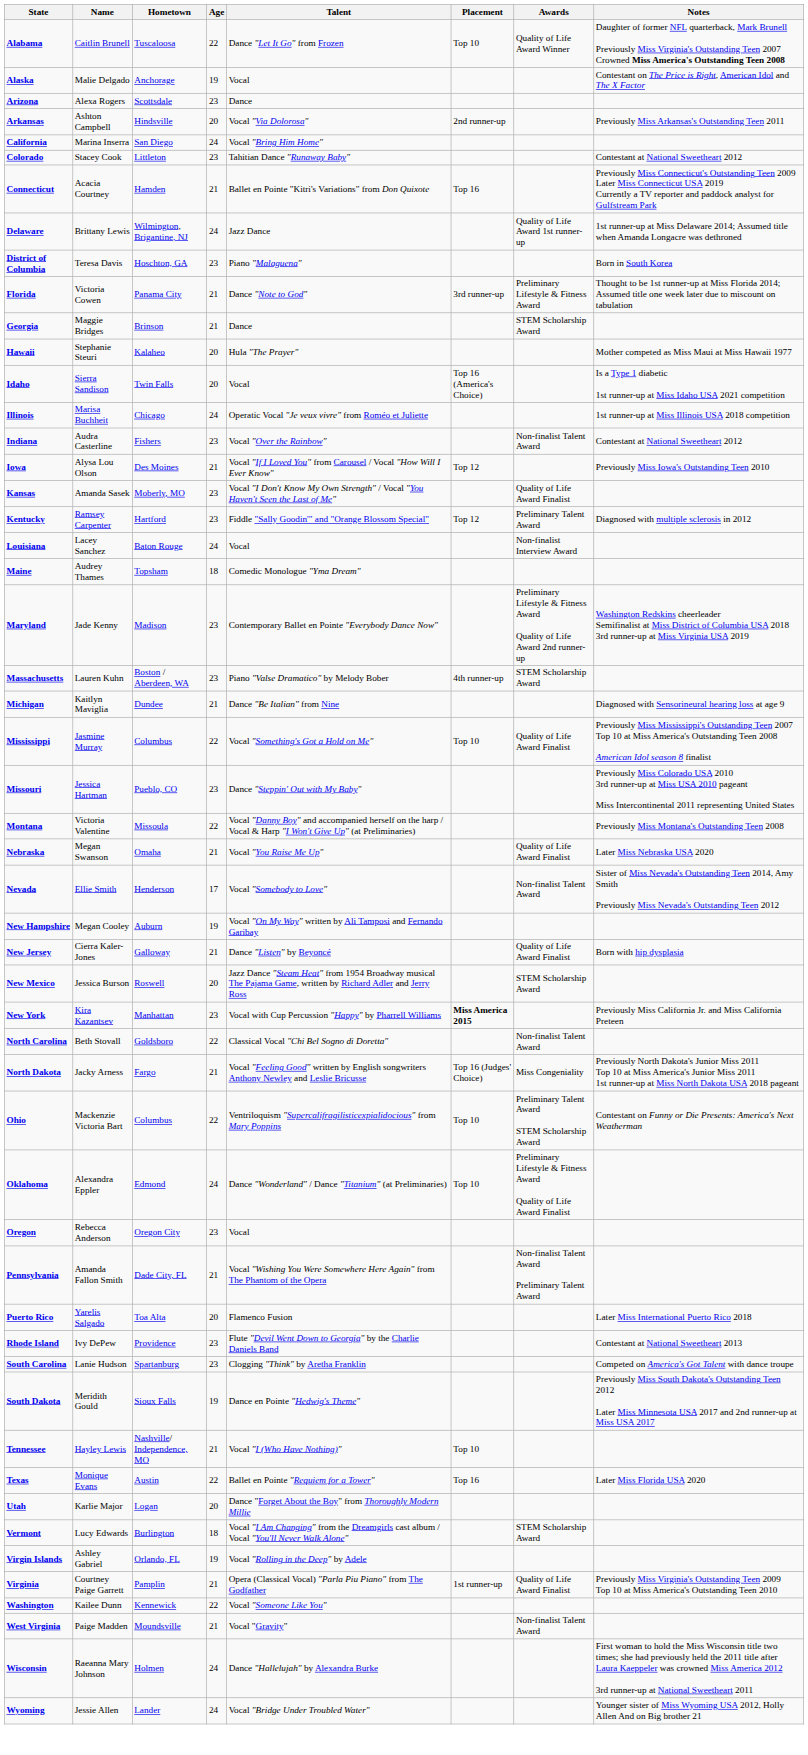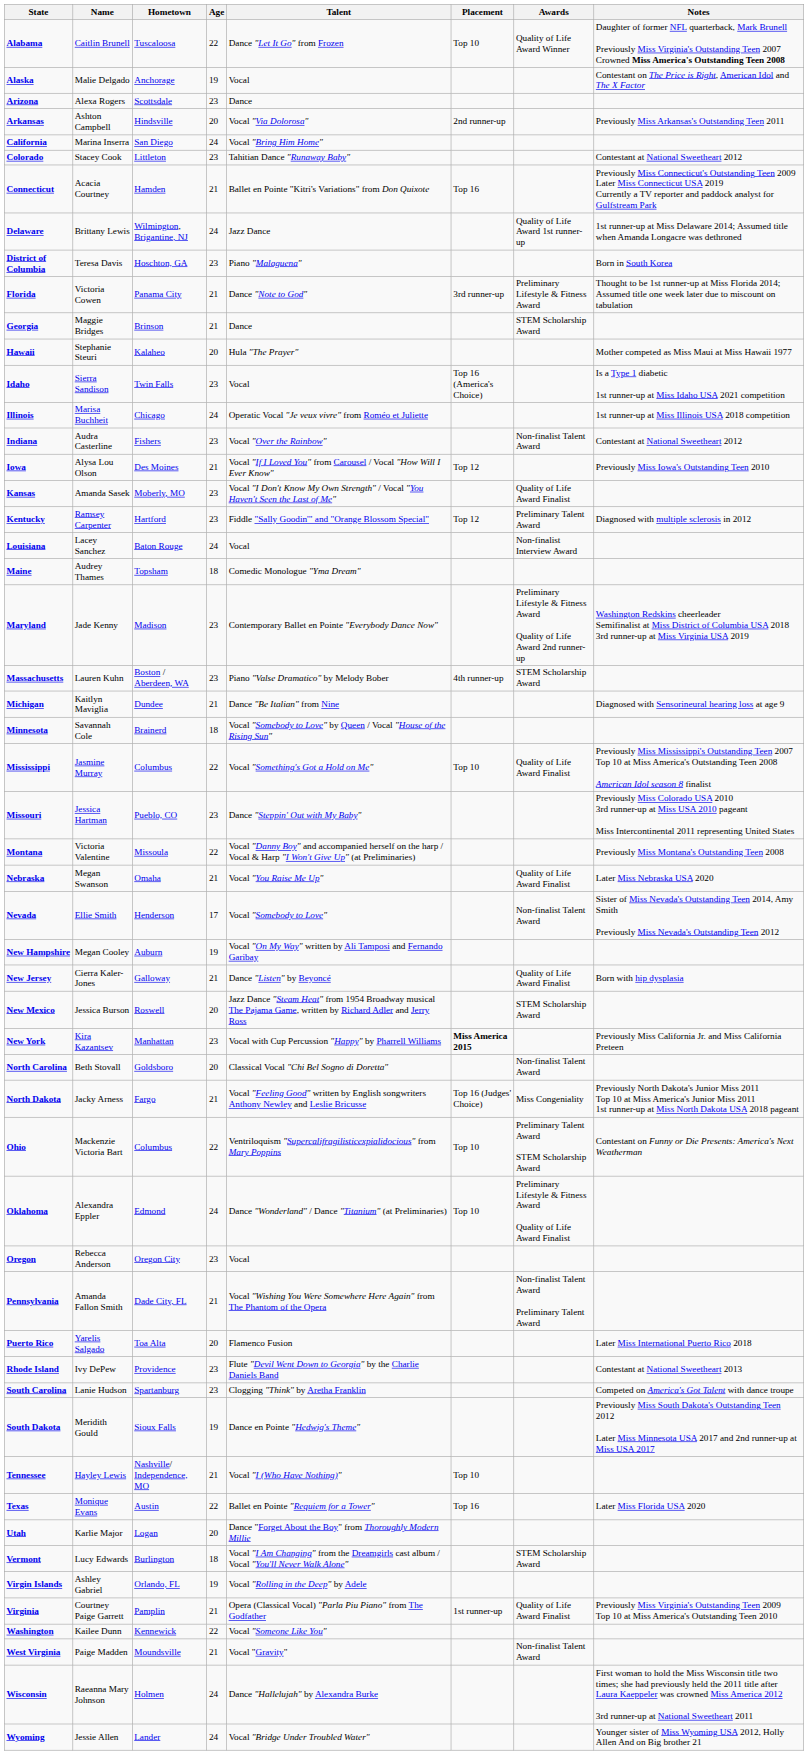(214, 384) 20 -> (214, 384) 23
+ row: (27, 730)
(214, 1041) 22 -> (214, 1067) 20
